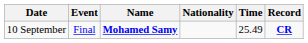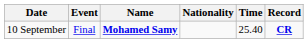(251, 30) 25.49 -> (251, 30) 25.40
